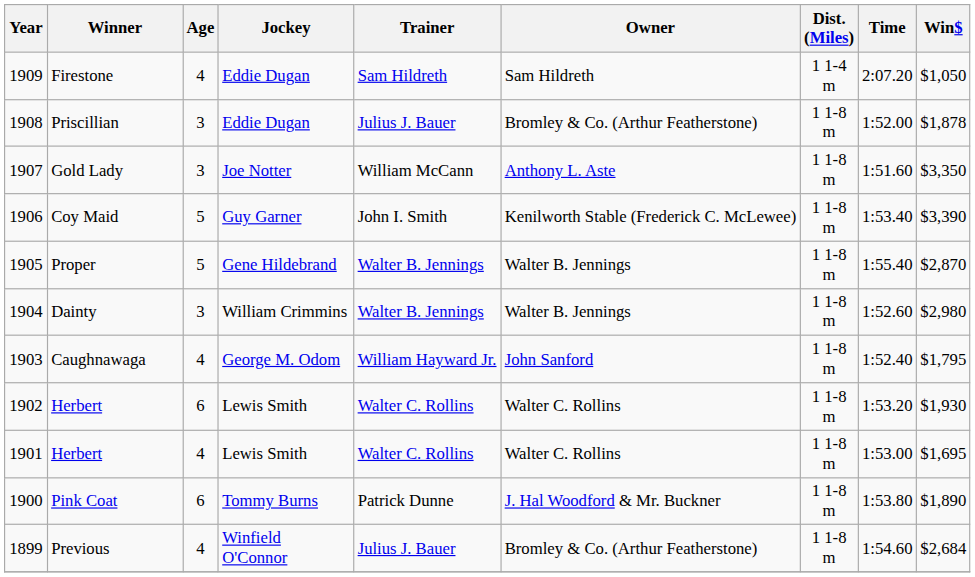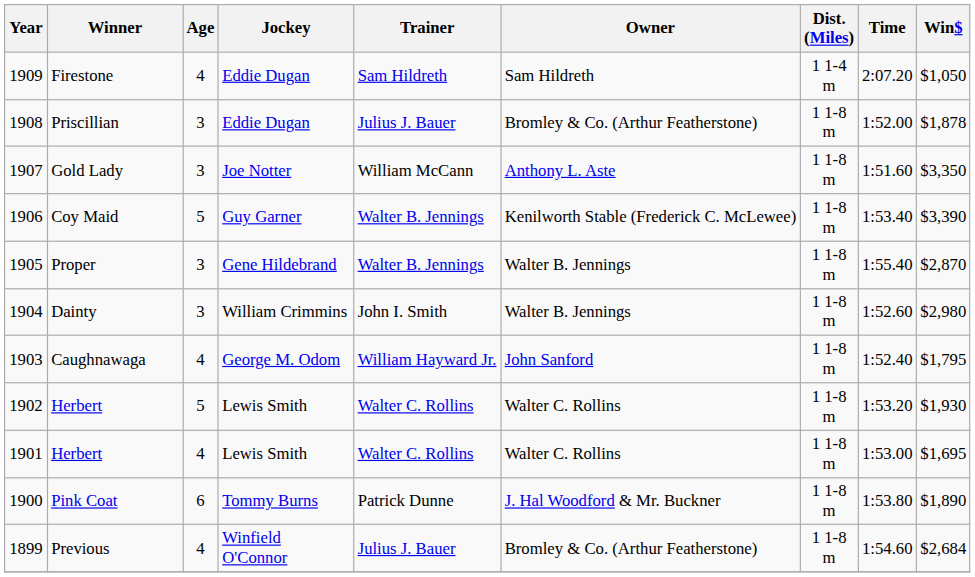(402, 217) John I. Smith -> (421, 217) Walter B. Jennings
(200, 264) 5 -> (200, 264) 3
(421, 312) Walter B. Jennings -> (402, 312) John I. Smith
(200, 406) 6 -> (200, 406) 5
